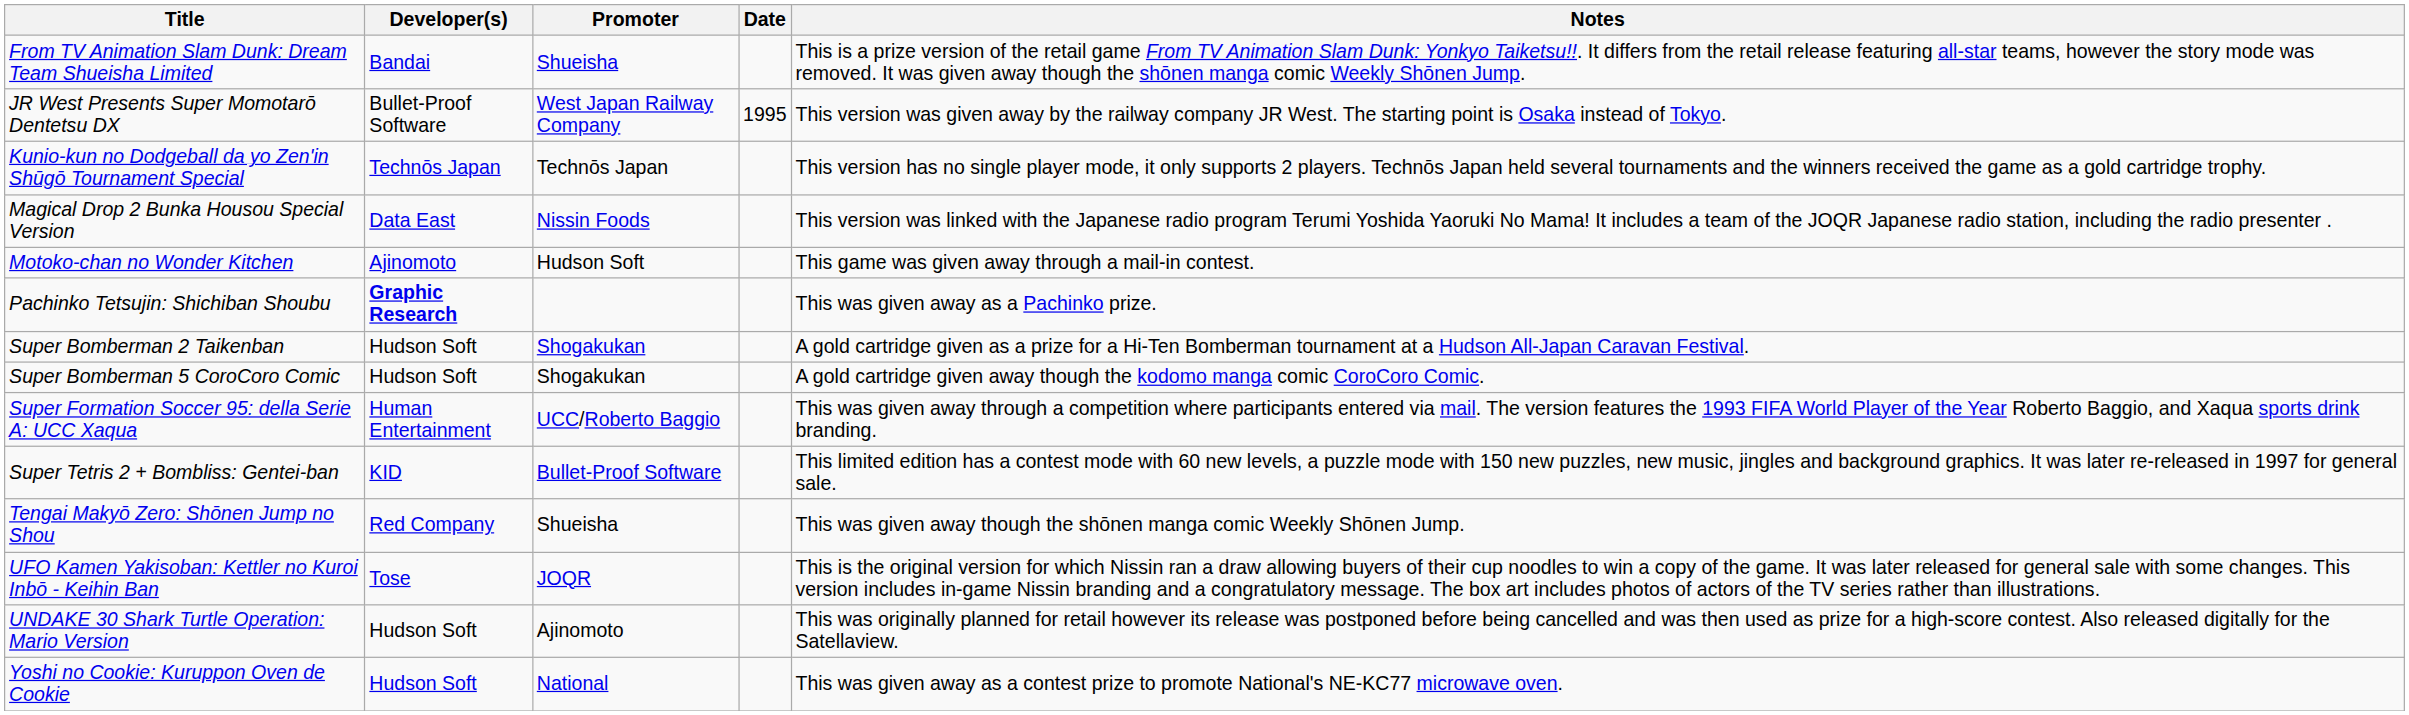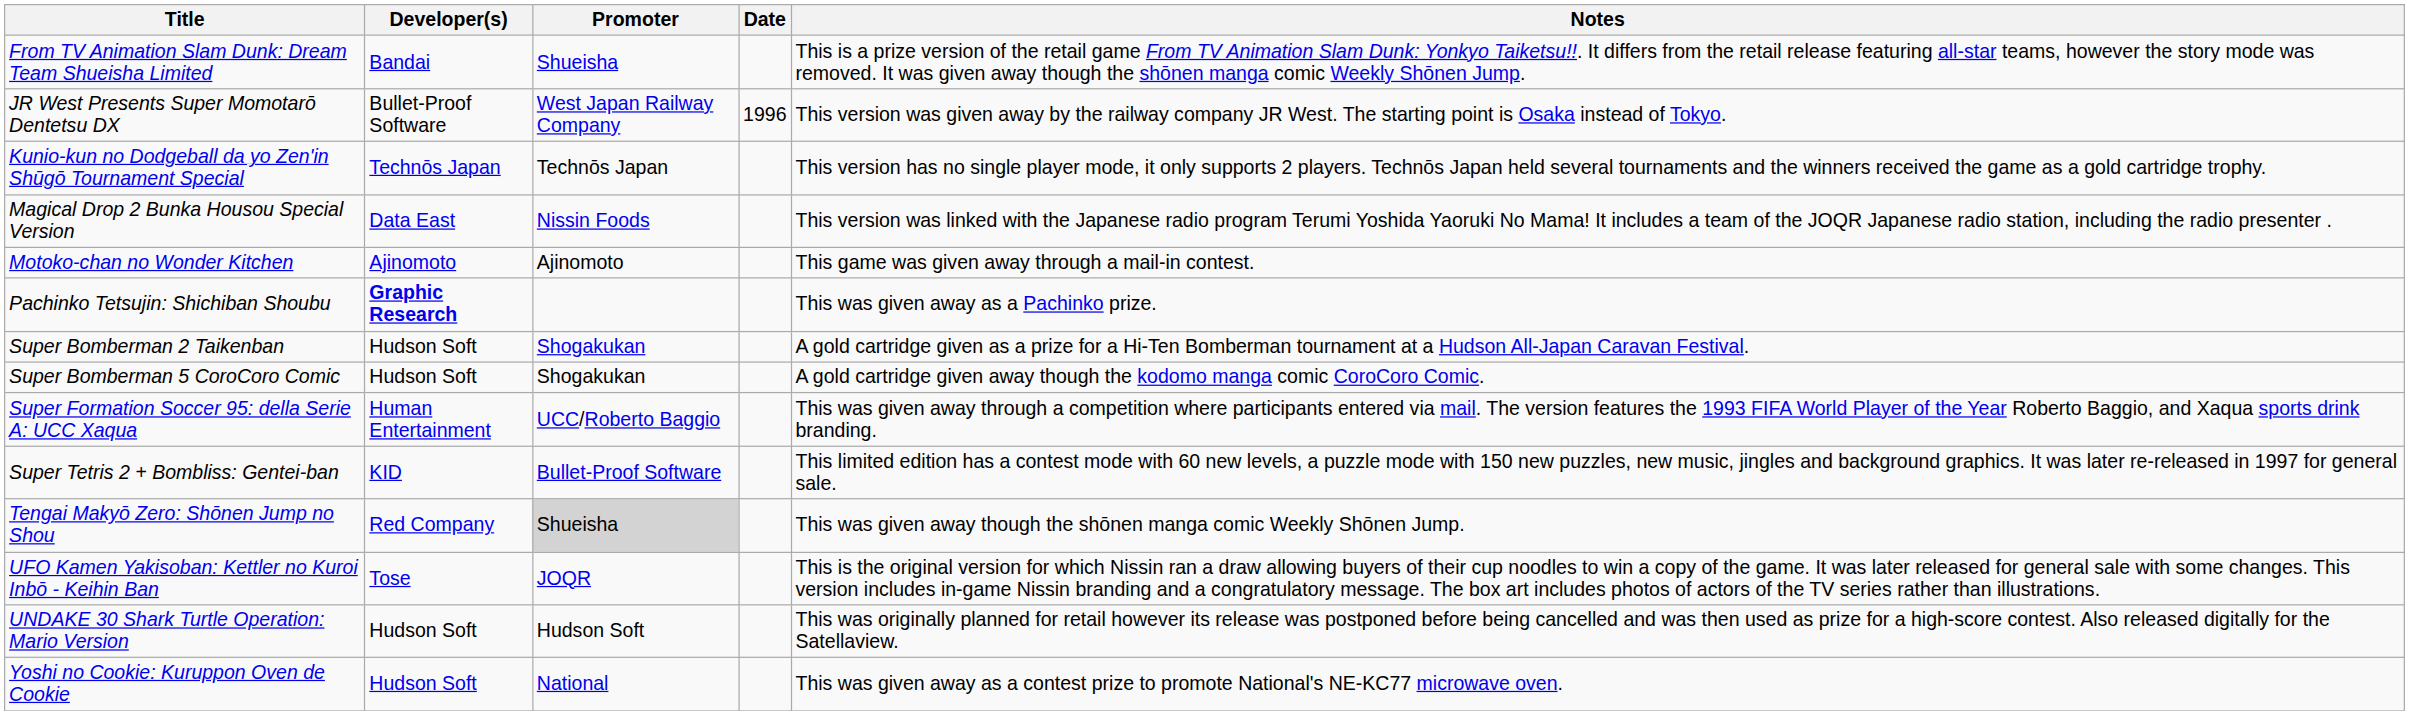(765, 114) 1995 -> (765, 114) 1996
(591, 262) Hudson Soft -> (580, 262) Ajinomoto
(578, 525) no background -> (578, 525) lightgrey background
(580, 631) Ajinomoto -> (591, 631) Hudson Soft
